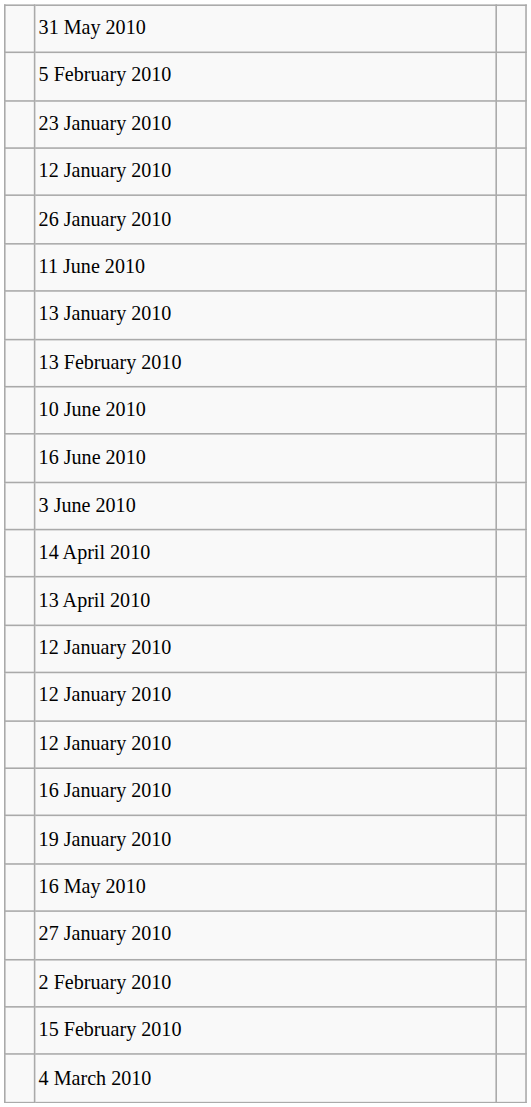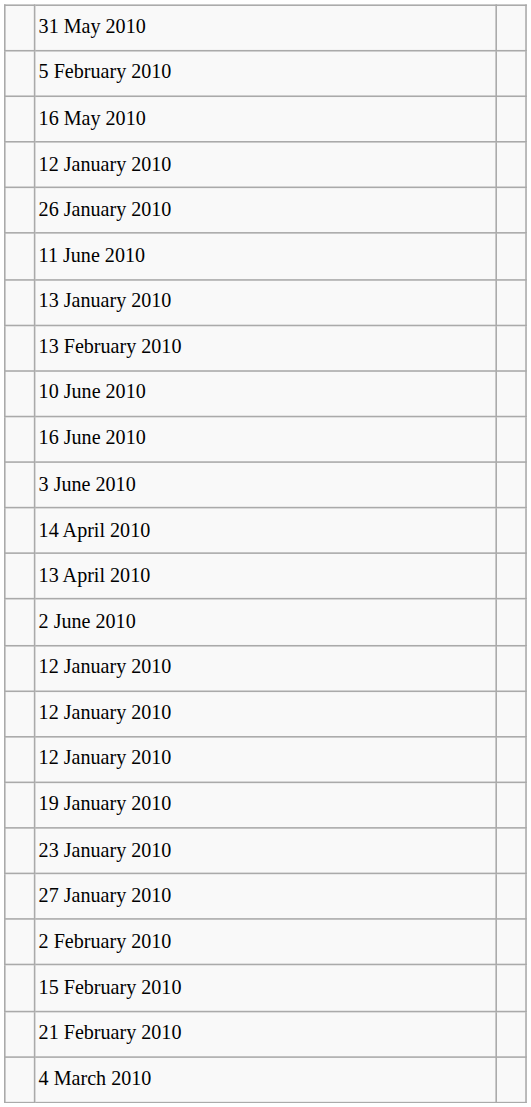rows swapped: (19, 888) <-> (19, 124)
+ row: (19, 622)
- row: (19, 792)
+ row: (19, 1034)
